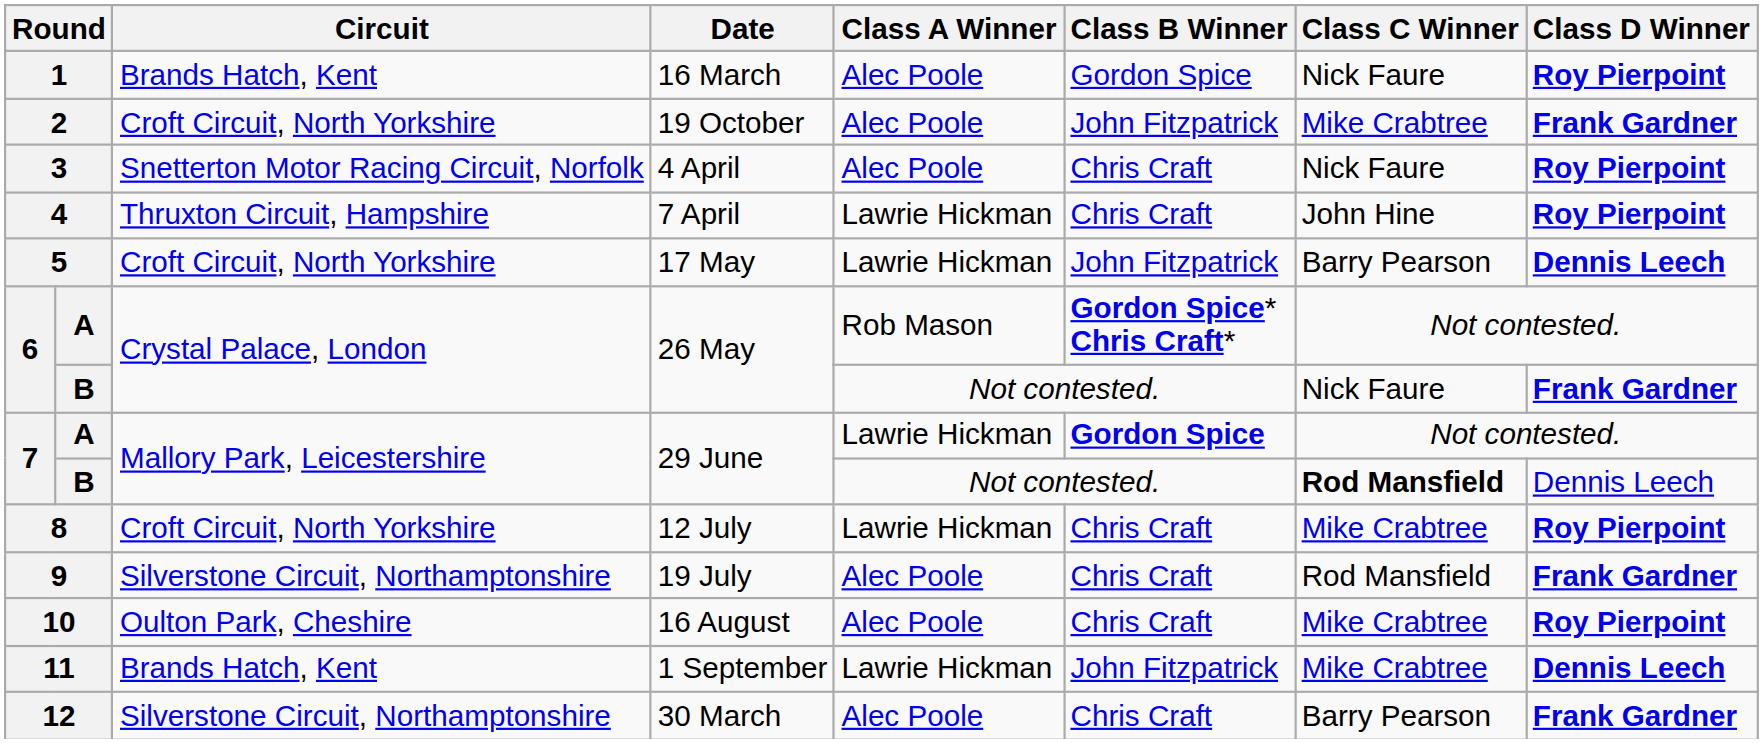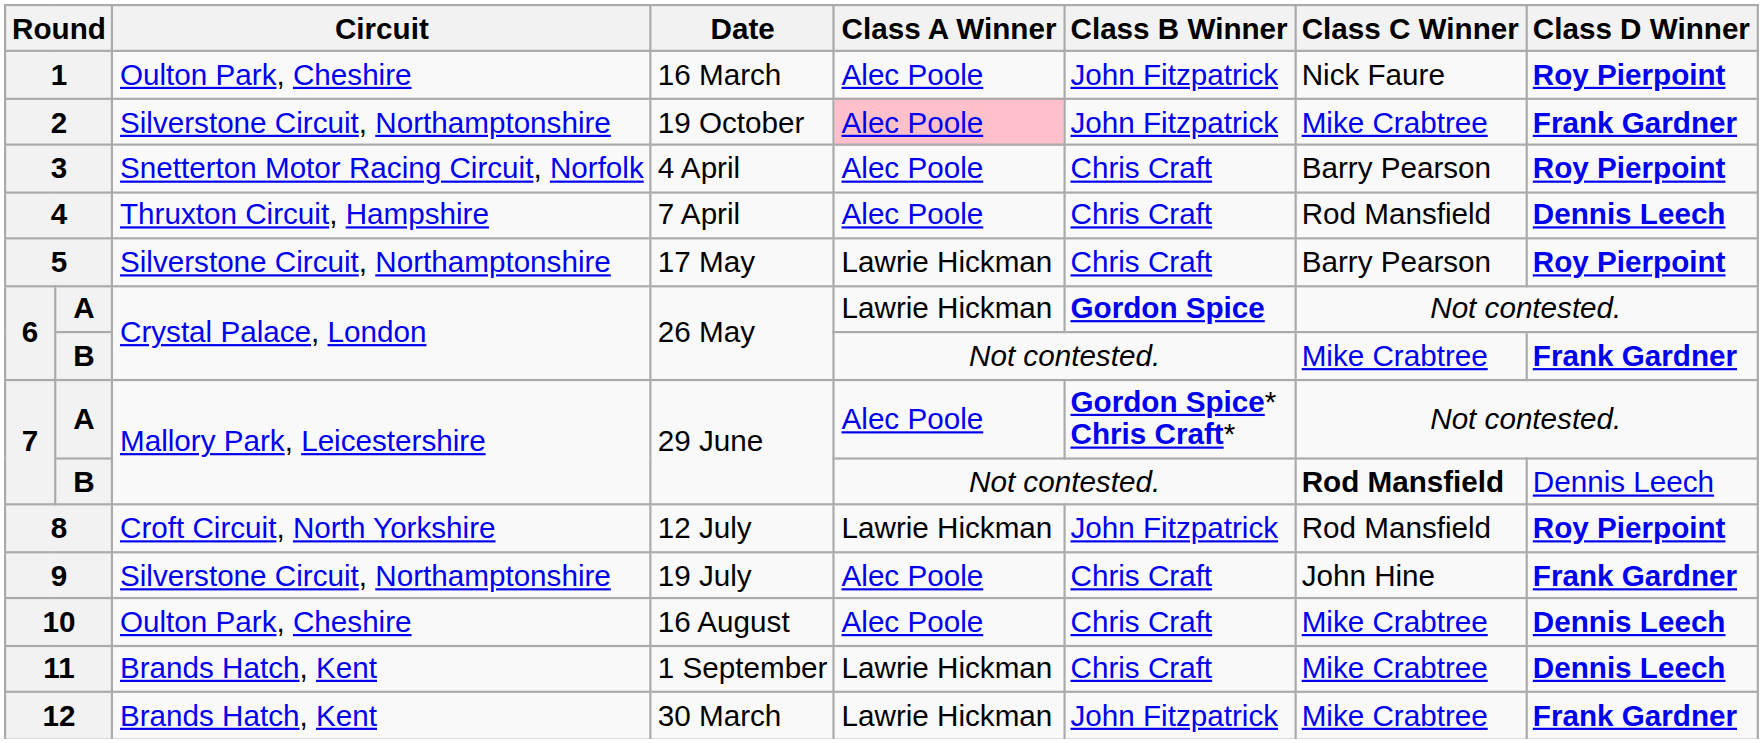(248, 75) Brands Hatch, Kent -> (266, 75) Oulton Park, Cheshire
(1161, 75) Gordon Spice -> (1174, 75) John Fitzpatrick
(308, 122) Croft Circuit, North Yorkshire -> (365, 122) Silverstone Circuit, Northamptonshire
(912, 122) no background -> (912, 122) pink background
(1373, 168) Nick Faure -> (1396, 168) Barry Pearson
(947, 215) Lawrie Hickman -> (912, 215) Alec Poole
(1368, 215) John Hine -> (1396, 215) Rod Mansfield
(1629, 215) Roy Pierpoint -> (1629, 215) Dennis Leech
(308, 262) Croft Circuit, North Yorkshire -> (365, 262) Silverstone Circuit, Northamptonshire
(1174, 262) John Fitzpatrick -> (1141, 262) Chris Craft
(1629, 262) Dennis Leech -> (1629, 262) Roy Pierpoint
(917, 325) Rob Mason -> (947, 308) Lawrie Hickman
(1173, 325) Gordon Spice* Chris Craft* -> (1168, 308) Gordon Spice
(1373, 388) Nick Faure -> (1395, 355) Mike Crabtree
(947, 435) Lawrie Hickman -> (912, 418) Alec Poole
(1168, 435) Gordon Spice -> (1173, 418) Gordon Spice* Chris Craft*
(1141, 528) Chris Craft -> (1174, 528) John Fitzpatrick
(1395, 528) Mike Crabtree -> (1396, 528) Rod Mansfield
(1396, 575) Rod Mansfield -> (1368, 575) John Hine
(1629, 622) Roy Pierpoint -> (1629, 622) Dennis Leech
(1174, 668) John Fitzpatrick -> (1141, 668) Chris Craft
(365, 715) Silverstone Circuit, Northamptonshire -> (248, 715) Brands Hatch, Kent
(912, 715) Alec Poole -> (947, 715) Lawrie Hickman
(1141, 715) Chris Craft -> (1174, 715) John Fitzpatrick
(1396, 715) Barry Pearson -> (1395, 715) Mike Crabtree
